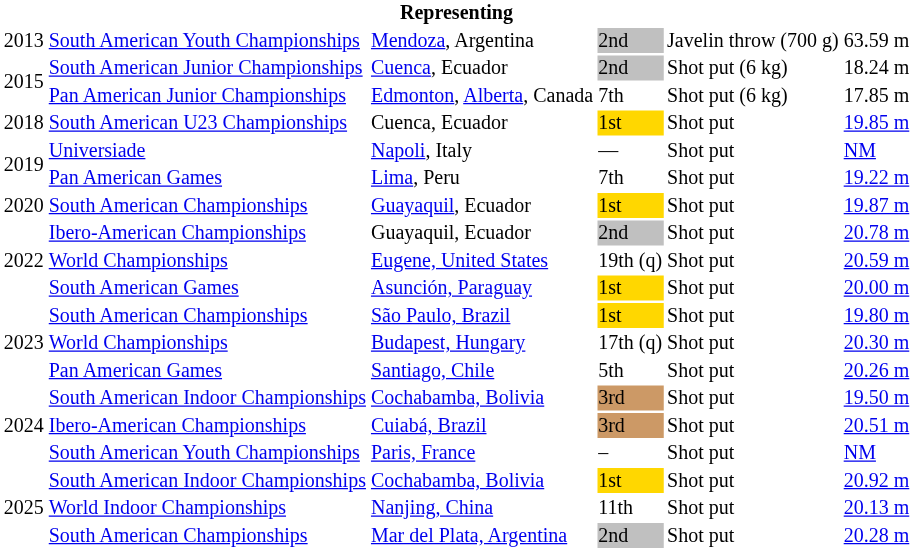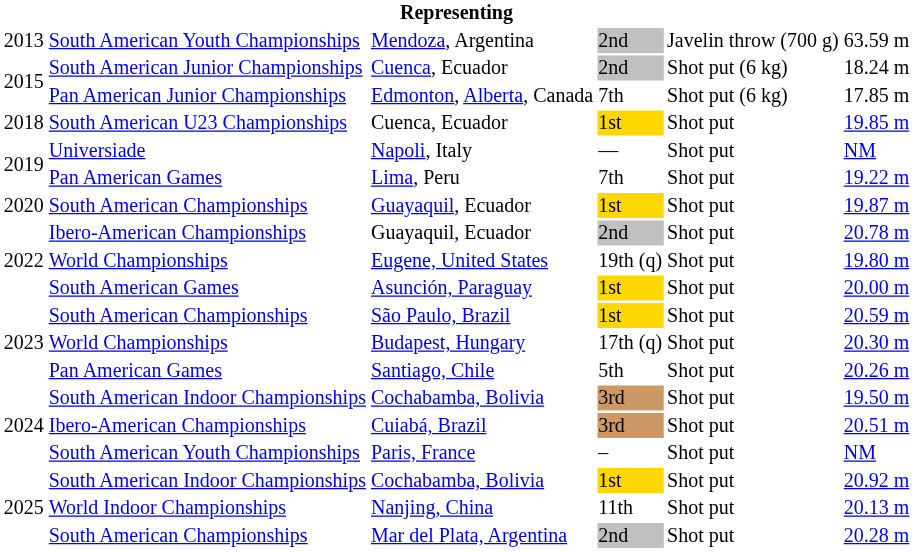(876, 260) 20.59 m -> (876, 260) 19.80 m
(876, 315) 19.80 m -> (876, 315) 20.59 m
